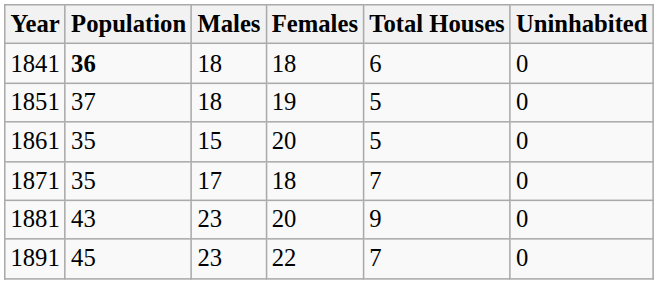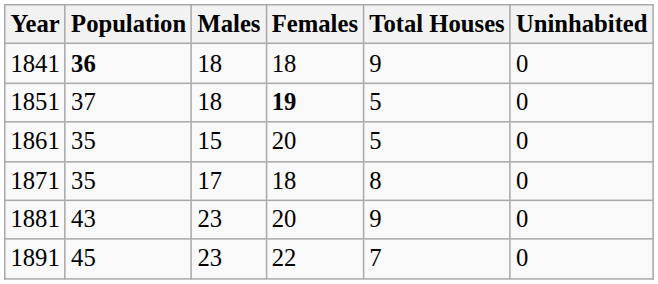(376, 63) 6 -> (376, 63) 9
(284, 102) normal -> (284, 102) bold
(376, 180) 7 -> (376, 180) 8
